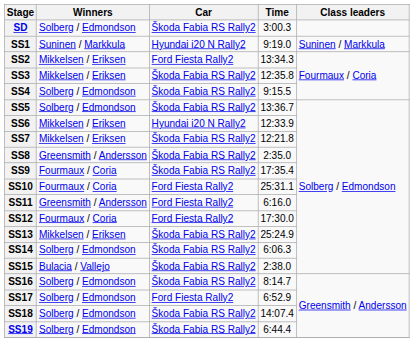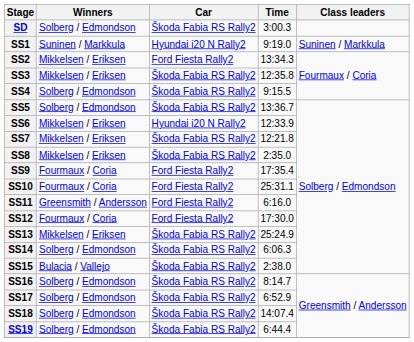(93, 155) Greensmith / Andersson -> (82, 155) Mikkelsen / Eriksen
(204, 171) Škoda Fabia RS Rally2 -> (192, 171) Ford Fiesta Rally2
(192, 297) Ford Fiesta Rally2 -> (204, 297) Škoda Fabia RS Rally2
